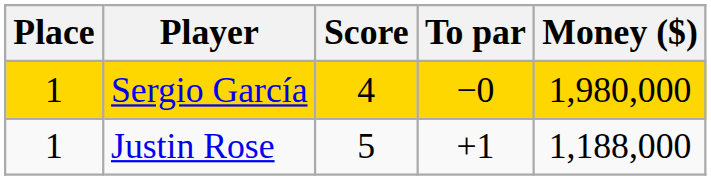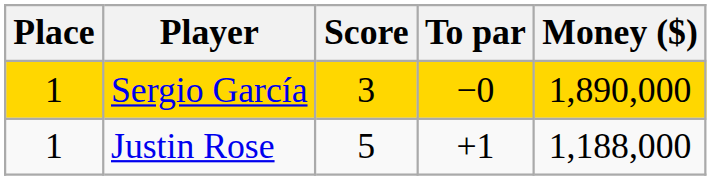(366, 89) 4 -> (366, 89) 3
(620, 89) 1,980,000 -> (620, 89) 1,890,000
